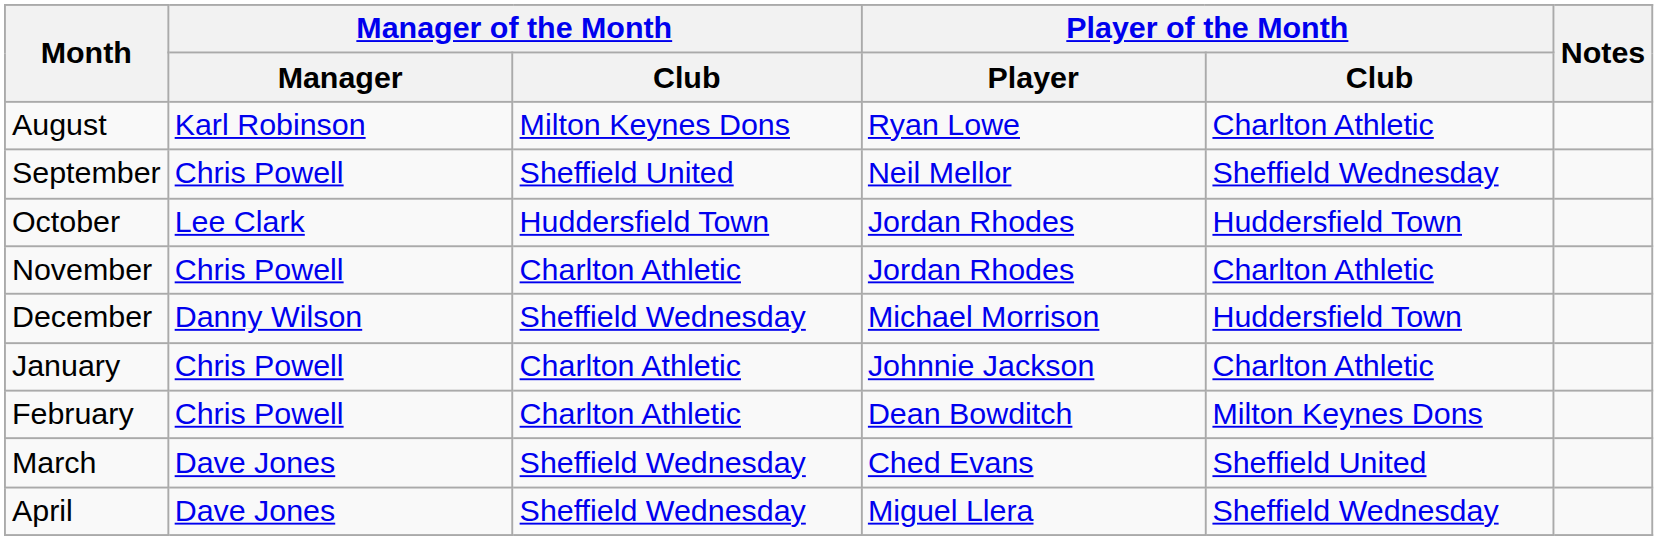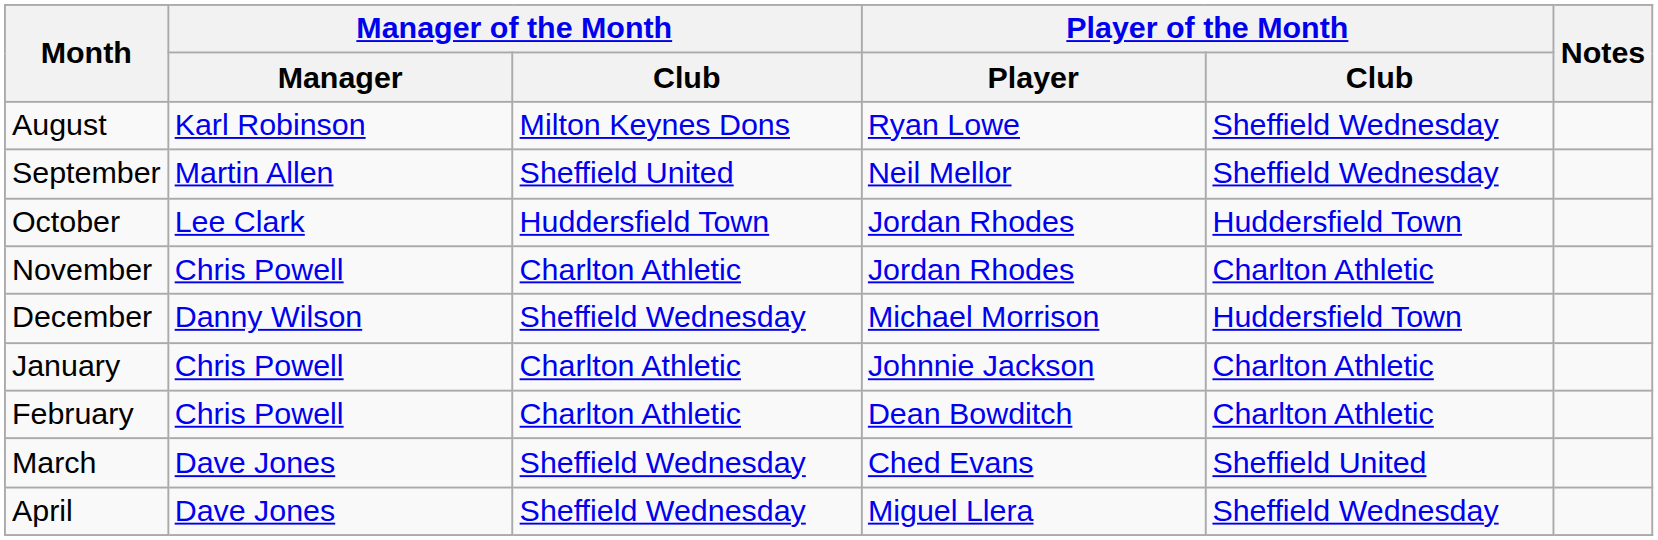(1323, 125) Charlton Athletic -> (1356, 125) Sheffield Wednesday
(259, 173) Chris Powell -> (254, 173) Martin Allen
(1348, 414) Milton Keynes Dons -> (1323, 414) Charlton Athletic
